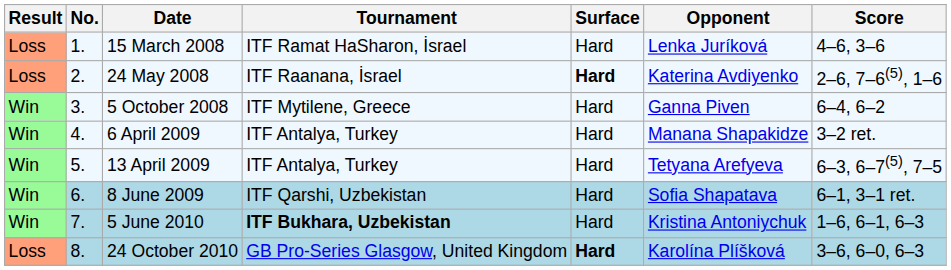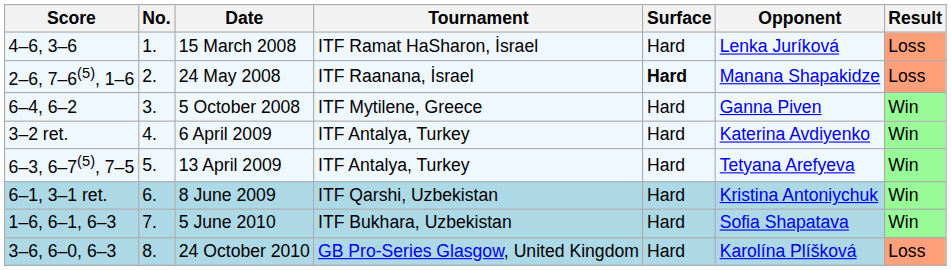columns swapped: (36, 18) <-> (879, 18)
(723, 76) Katerina Avdiyenko -> (800, 76) Manana Shapakidze
(728, 134) Manana Shapakidze -> (795, 134) Katerina Avdiyenko
(712, 195) Sofia Shapatava -> (799, 195) Kristina Antoniychuk
(348, 223) bold -> (415, 223) normal
(727, 223) Kristina Antoniychuk -> (784, 223) Sofia Shapatava
(595, 251) bold -> (666, 251) normal
